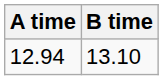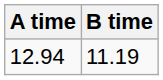(113, 56) 13.10 -> (113, 56) 11.19
